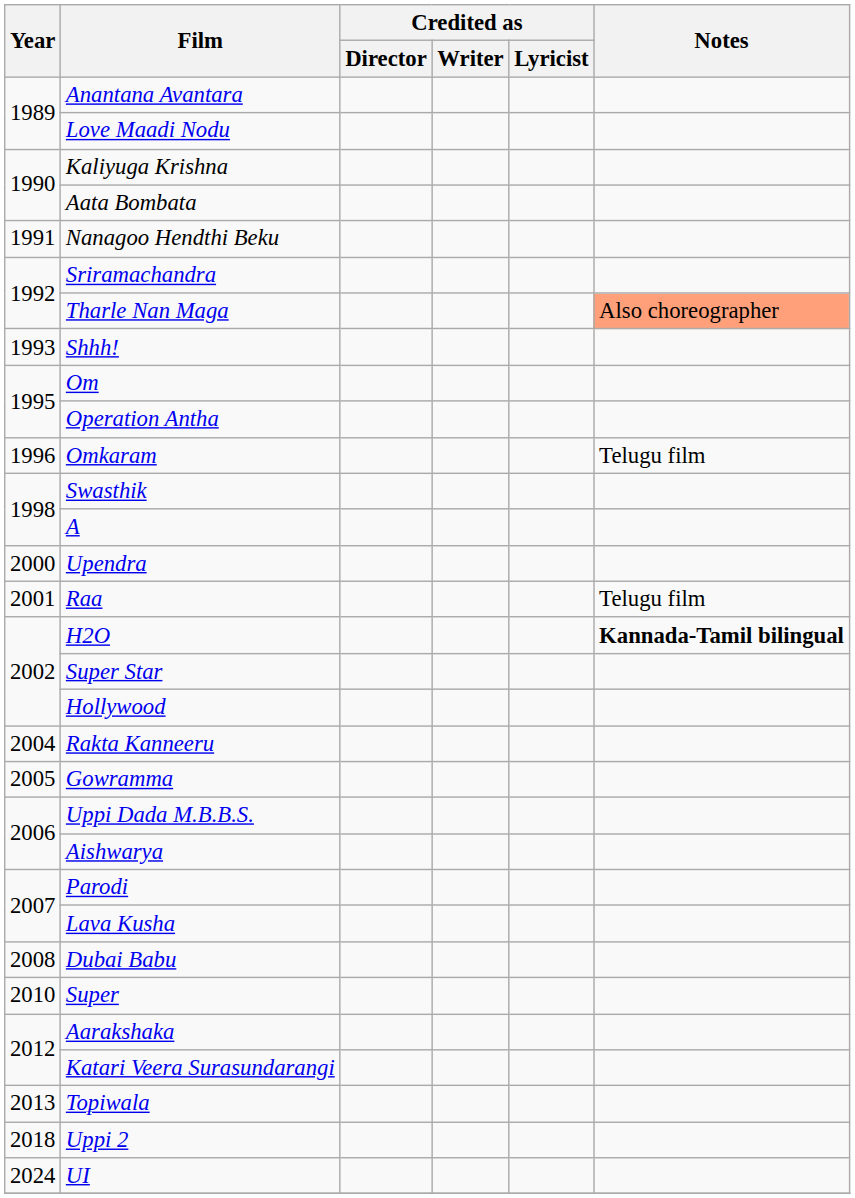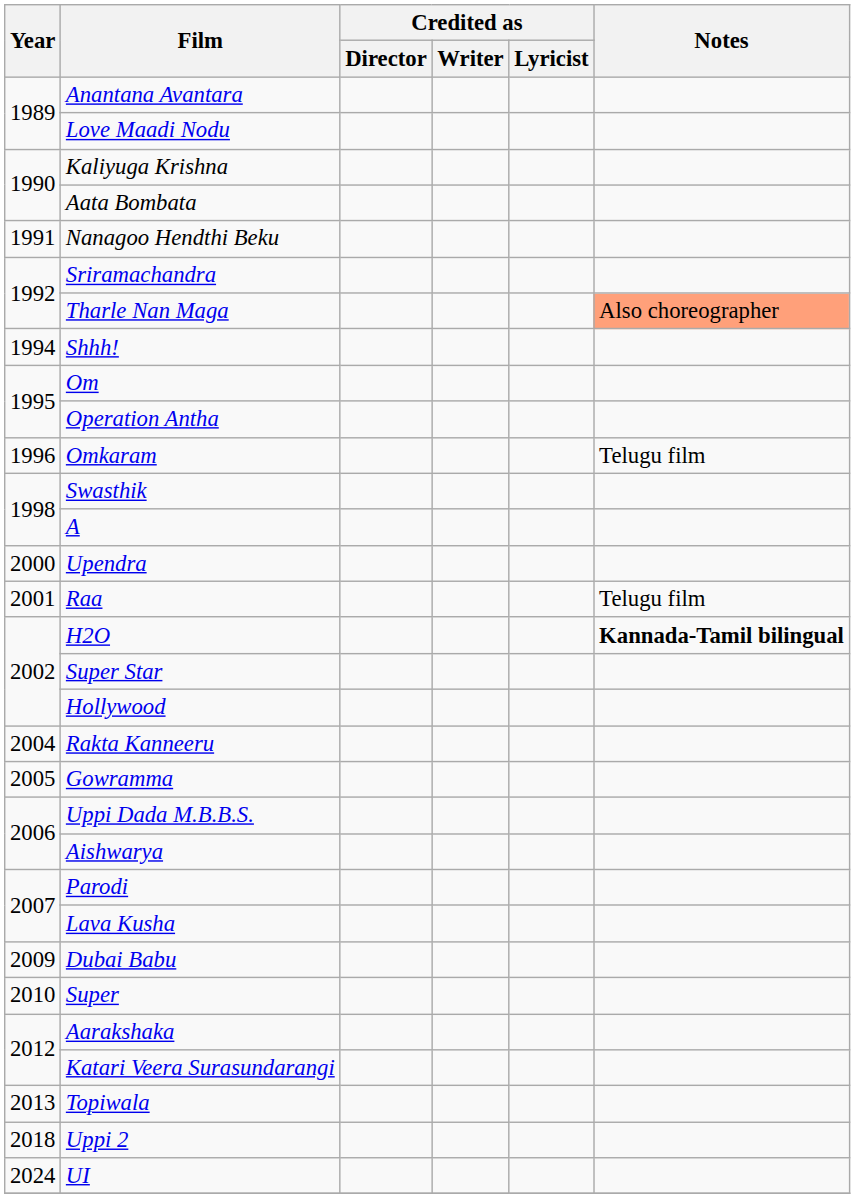(33, 346) 1993 -> (33, 346) 1994
(33, 959) 2008 -> (33, 959) 2009
